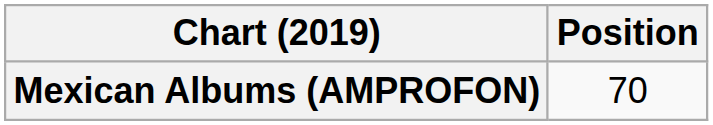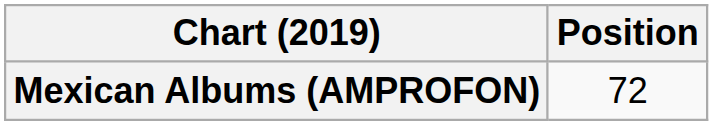(628, 90) 70 -> (628, 90) 72
